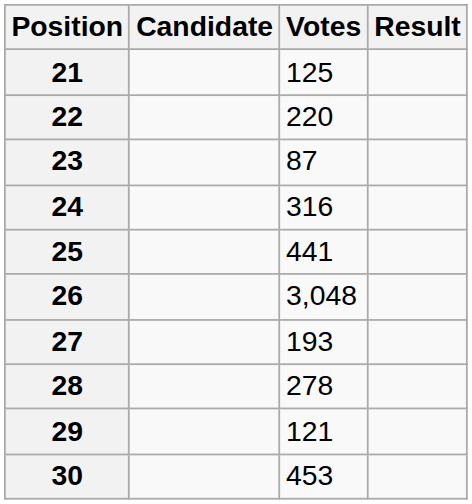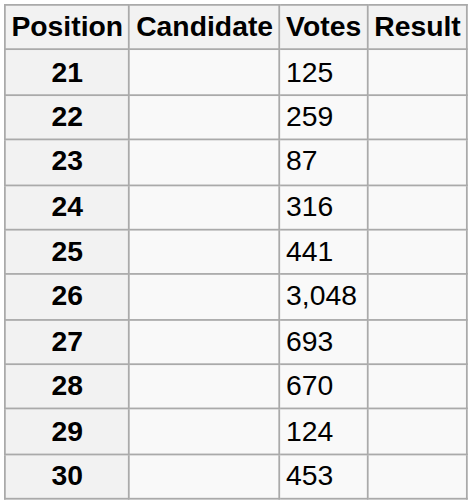(310, 116) 220 -> (310, 116) 259
(310, 341) 193 -> (310, 341) 693
(310, 386) 278 -> (310, 386) 670
(310, 431) 121 -> (310, 431) 124
